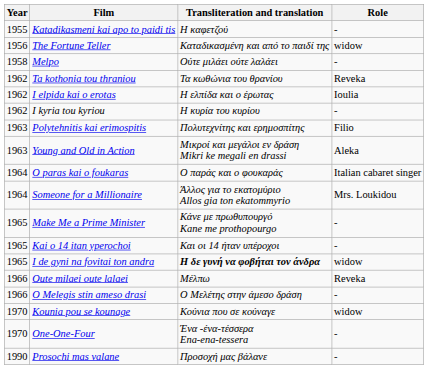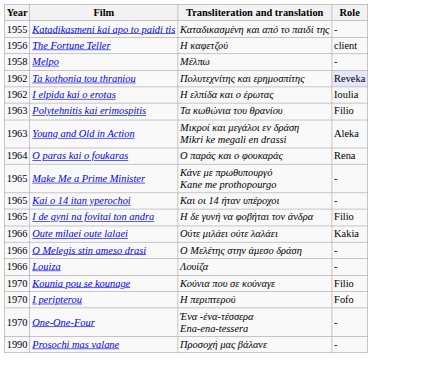(204, 29) Η καφετζού -> (255, 29) Καταδικασμένη και από το παιδί της
(255, 45) Καταδικασμένη και από το παιδί της -> (204, 45) Η καφετζού
(348, 45) widow -> (346, 45) client
(229, 62) Ούτε μιλάει ούτε λαλάει -> (195, 62) Μέλπω
(231, 78) Τα κωθώνια του θρανίου -> (242, 78) Πολυτεχνίτης και ερημοσπίτης
(350, 78) no background -> (350, 78) lavender background
- row: (69, 111)
(242, 128) Πολυτεχνίτης και ερημοσπίτης -> (231, 111) Τα κωθώνια του θρανίου
(378, 172) Italian cabaret singer -> (345, 156) Rena
- row: (87, 195)
(250, 262) bold -> (247, 217) normal
(348, 262) widow -> (344, 217) Filio
(195, 278) Μέλπω -> (229, 234) Ούτε μιλάει ούτε λαλάει
(350, 278) Reveka -> (347, 234) Kakia
+ row: (46, 267)
(348, 311) widow -> (344, 283) Filio
+ row: (57, 300)
